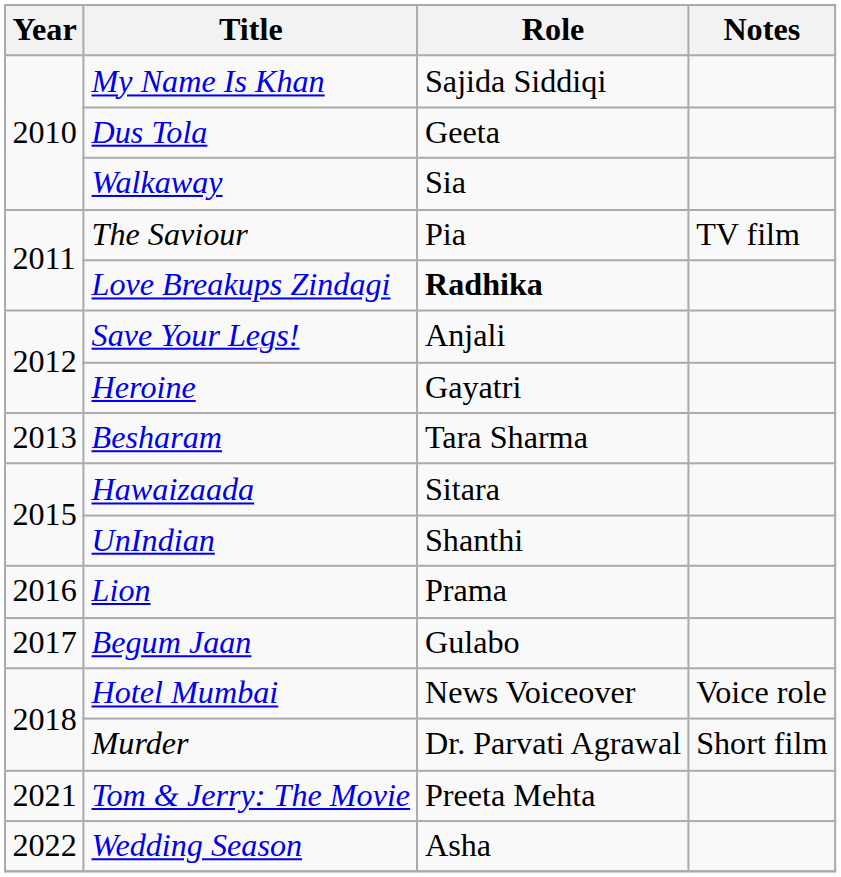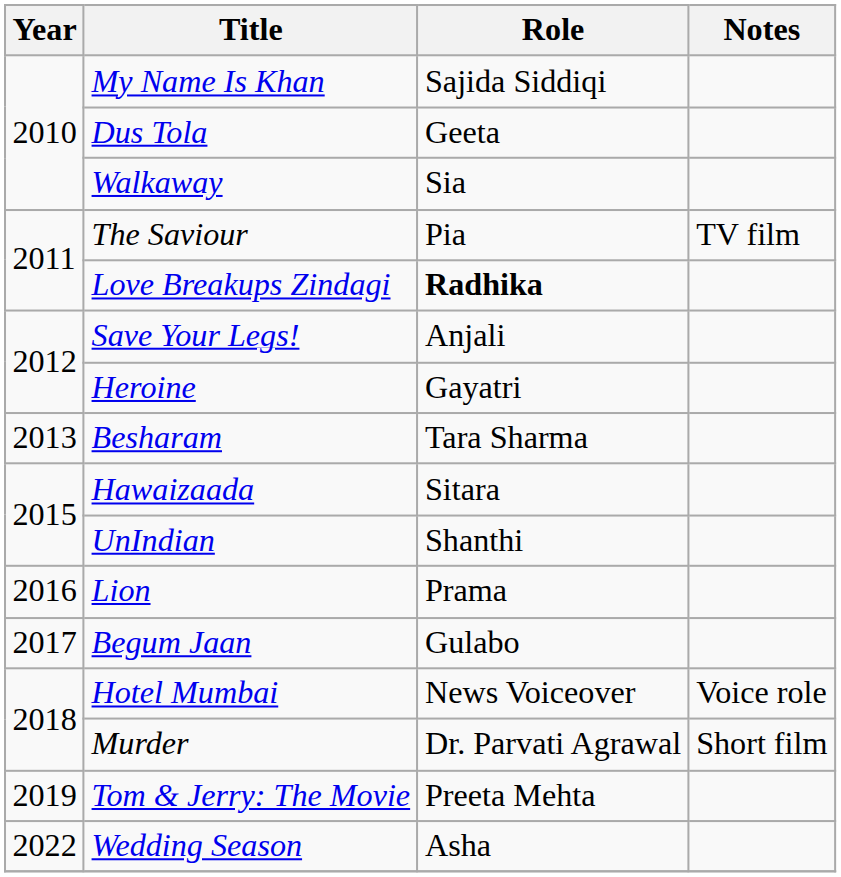(45, 795) 2021 -> (45, 795) 2019
